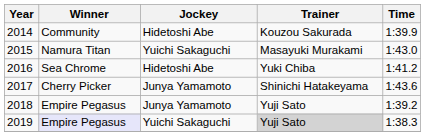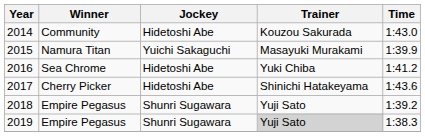(402, 32) 1:39.9 -> (402, 32) 1:43.0
(402, 50) 1:43.0 -> (402, 50) 1:39.9
(187, 87) Junya Yamamoto -> (178, 87) Hidetoshi Abe
(187, 105) Junya Yamamoto -> (187, 105) Shunri Sugawara
(84, 123) lavender background -> (84, 123) no background
(187, 123) Yuichi Sakaguchi -> (187, 123) Shunri Sugawara
